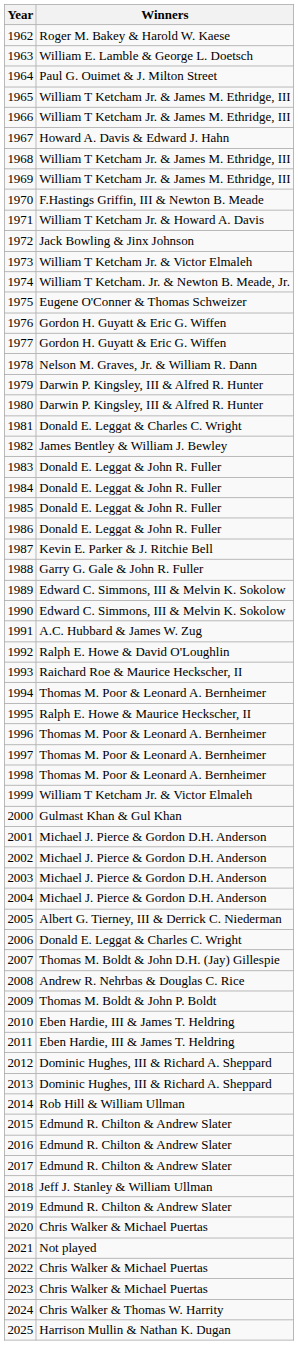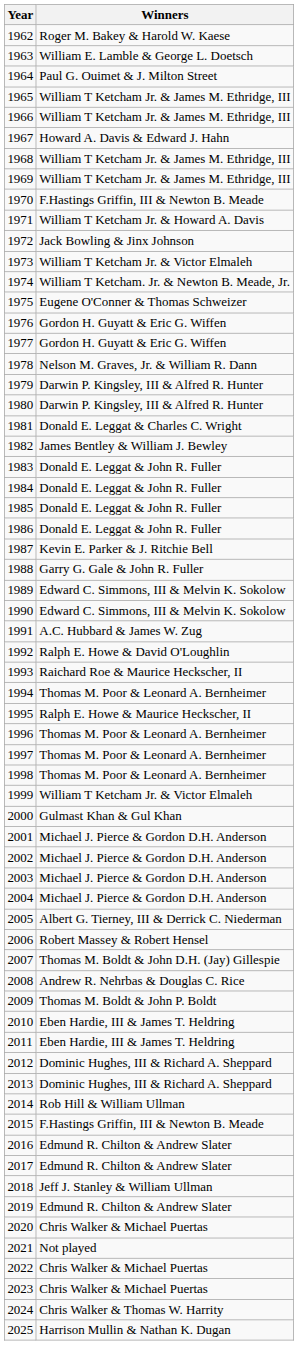(140, 939) Donald E. Leggat & Charles C. Wright -> (124, 939) Robert Massey & Robert Hensel
(135, 1124) Edmund R. Chilton & Andrew Slater -> (151, 1124) F.Hastings Griffin, III & Newton B. Meade
